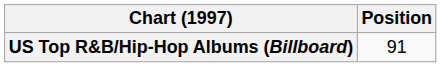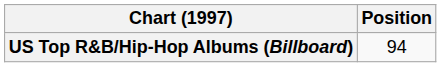(397, 47) 91 -> (397, 47) 94
